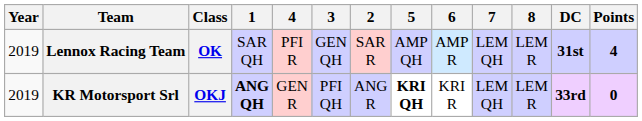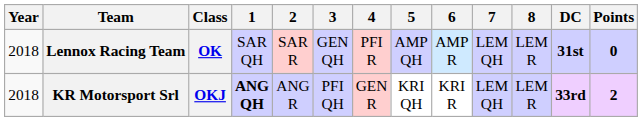columns swapped: (371, 16) <-> (292, 16)
(24, 51) 2019 -> (24, 51) 2018
(614, 51) 4 -> (614, 51) 0
(24, 94) 2019 -> (24, 94) 2018
(411, 94) bold -> (411, 94) normal
(614, 94) 0 -> (614, 94) 2
